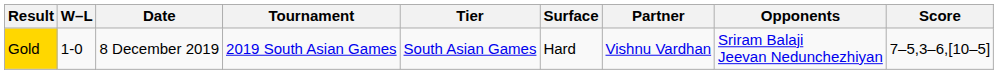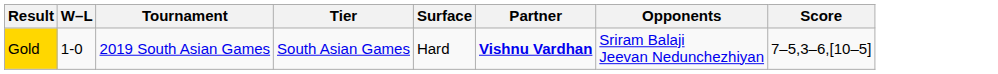- column: (159, 16)
(658, 48) normal -> (536, 48) bold
